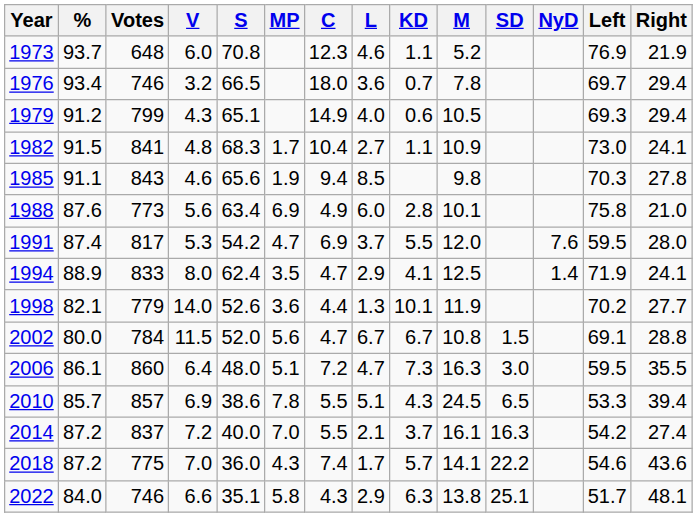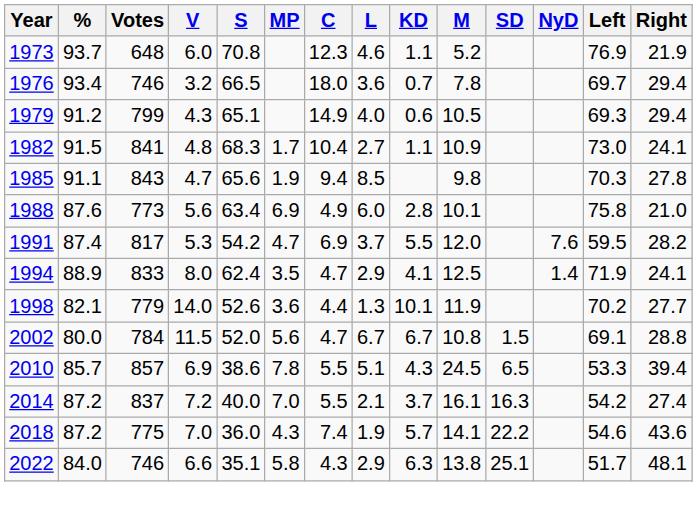(198, 178) 4.6 -> (198, 178) 4.7
(667, 242) 28.0 -> (667, 242) 28.2
- row: (31, 369)
(371, 464) 1.7 -> (371, 432) 1.9
